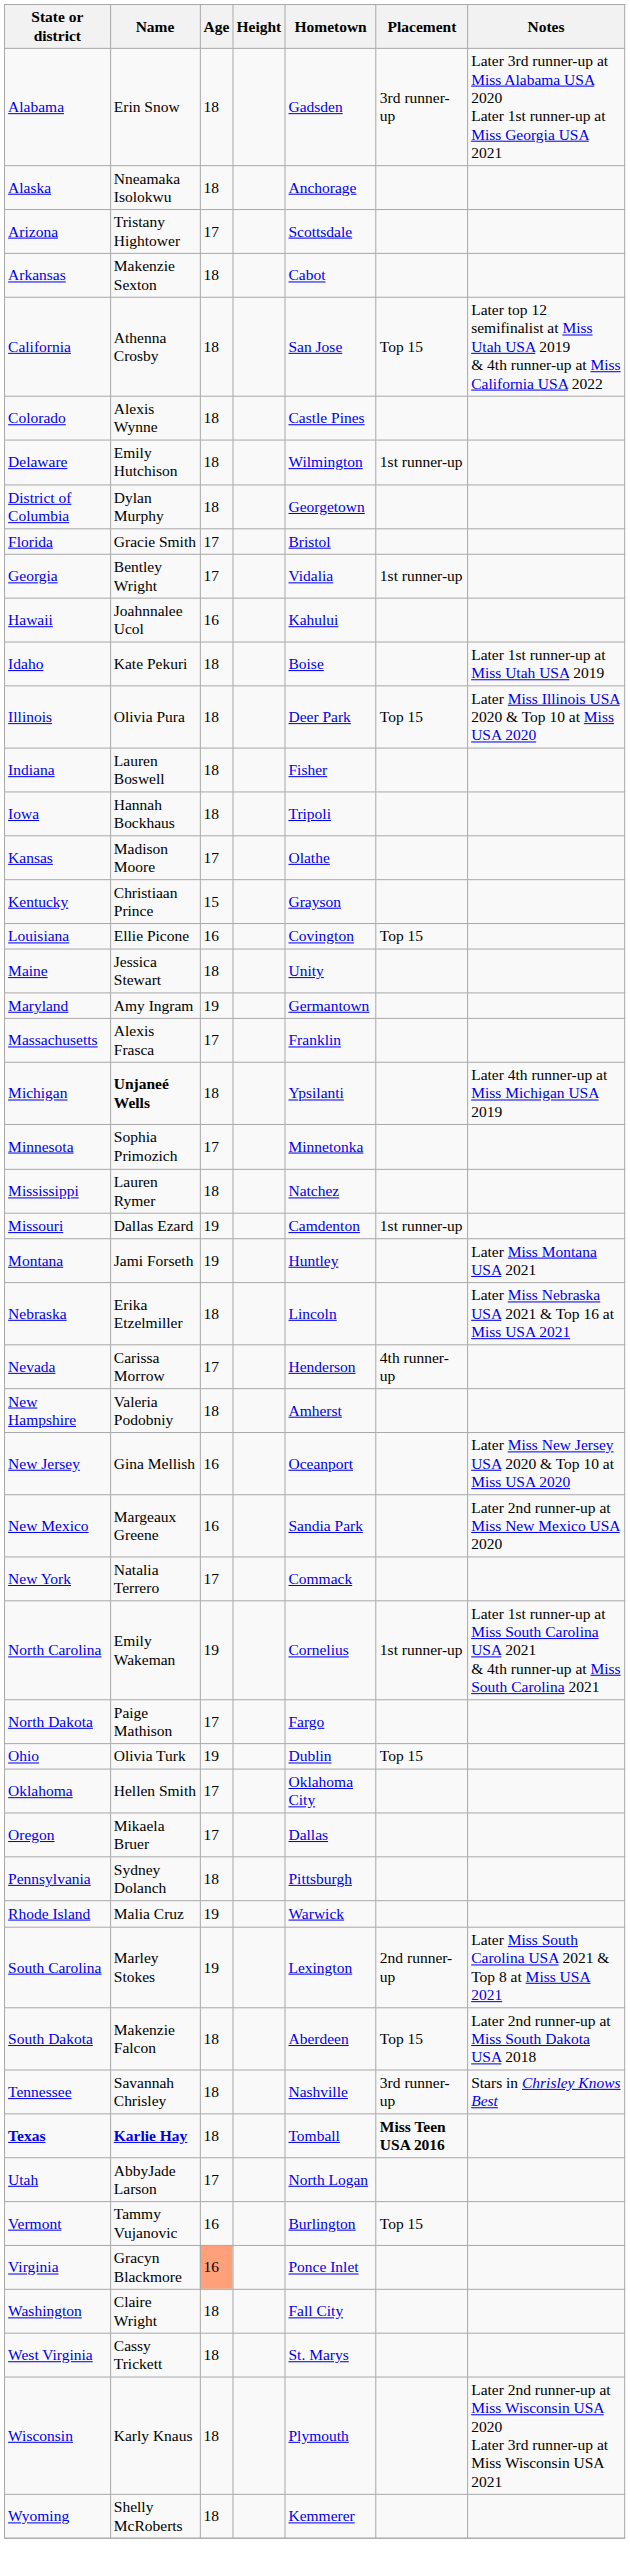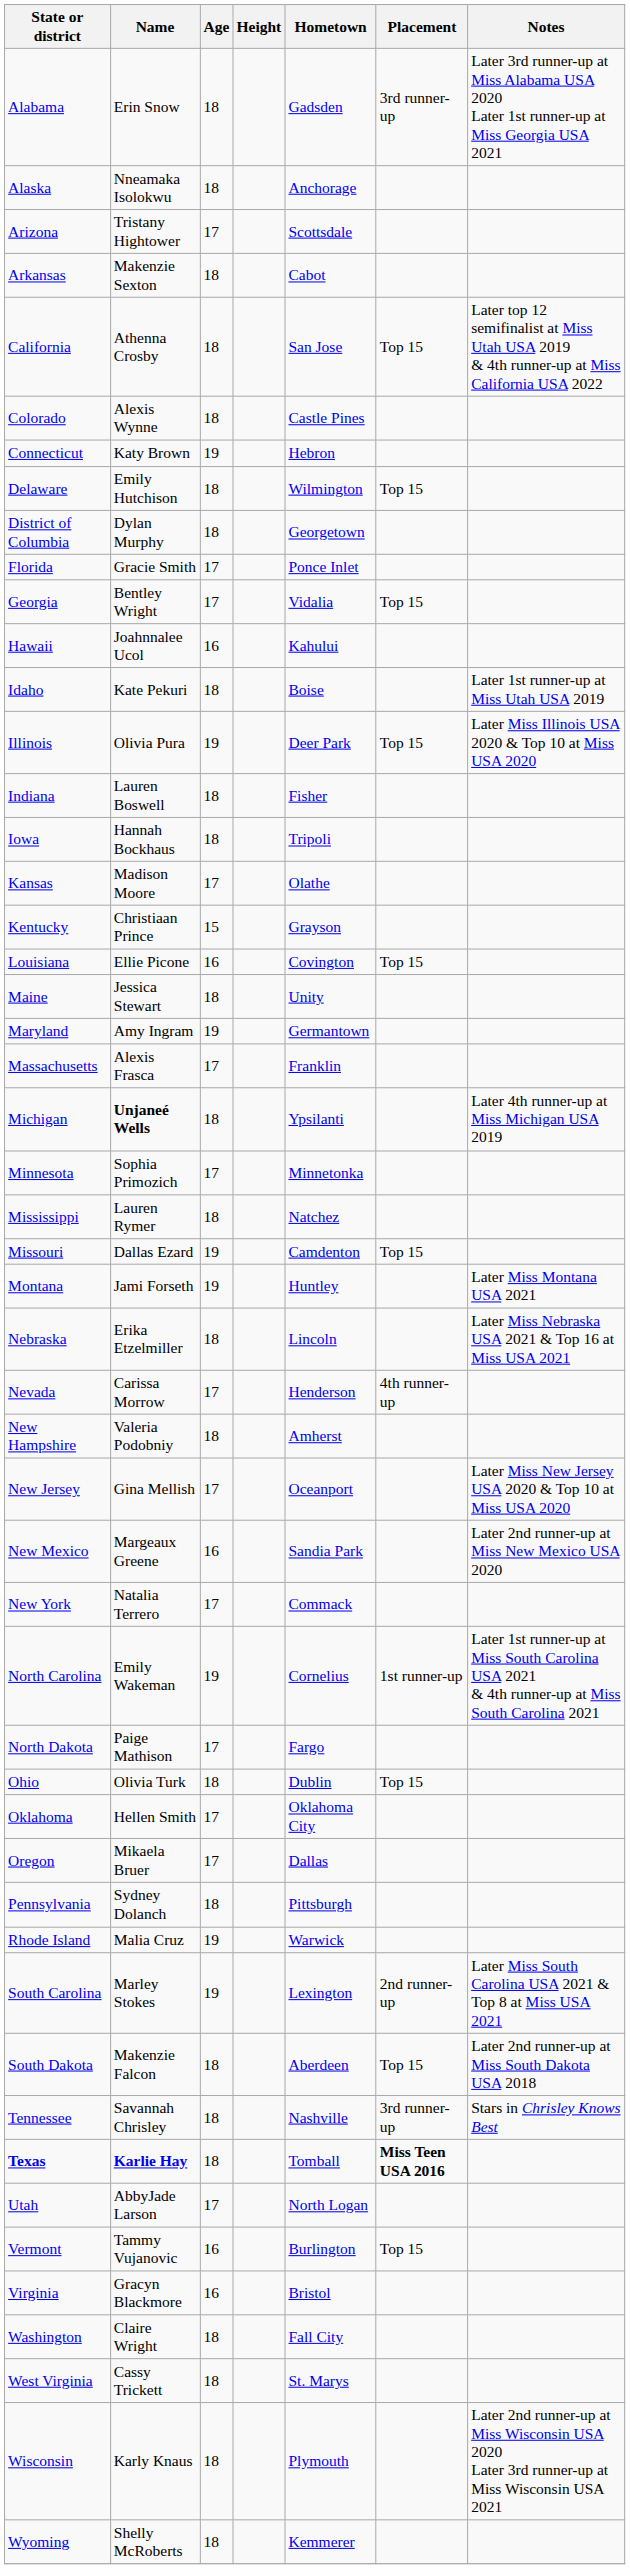+ row: (46, 453)
(421, 462) 1st runner-up -> (401, 488) Top 15
(310, 541) Bristol -> (324, 566) Ponce Inlet
(421, 576) 1st runner-up -> (401, 601) Top 15
(211, 716) 18 -> (211, 742) 19
(421, 1225) 1st runner-up -> (401, 1251) Top 15
(211, 1463) 16 -> (211, 1489) 17
(211, 1756) 19 -> (211, 1782) 18
(211, 2267) lightsalmon background -> (211, 2293) no background
(324, 2267) Ponce Inlet -> (310, 2293) Bristol
